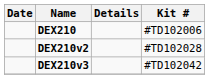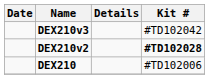rows swapped: (63, 65) <-> (57, 30)
(173, 48) normal -> (173, 48) bold
